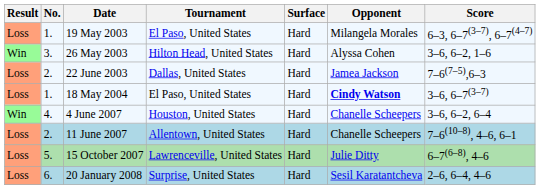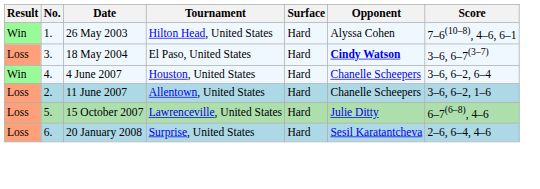- row: (97, 33)
(48, 53) 3. -> (48, 33) 1.
(459, 53) 3–6, 6–2, 1–6 -> (472, 33) 7–6(10–8), 4–6, 6–1
- row: (97, 73)
(48, 94) 1. -> (48, 54) 3.
(472, 134) 7–6(10–8), 4–6, 6–1 -> (459, 92) 3–6, 6–2, 1–6
